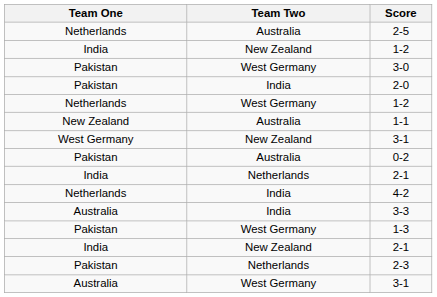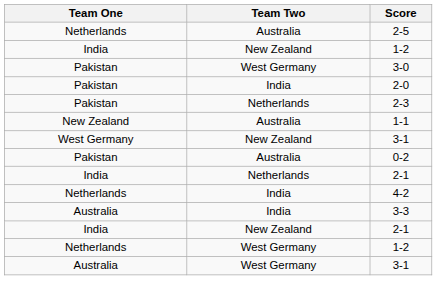rows swapped: (96, 103) <-> (96, 265)
- row: (96, 229)
